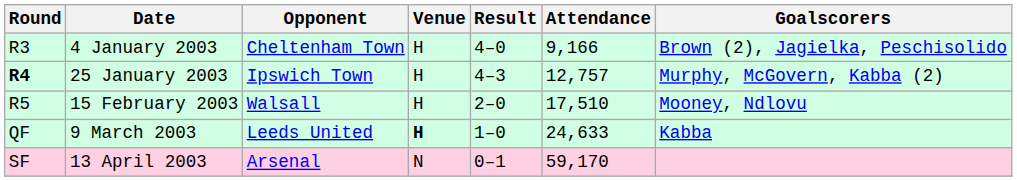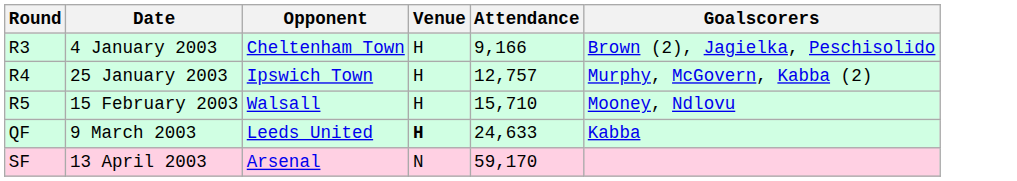- column: (506, 19)
(19, 76) bold -> (19, 76) normal
(577, 105) 17,510 -> (506, 105) 15,710
